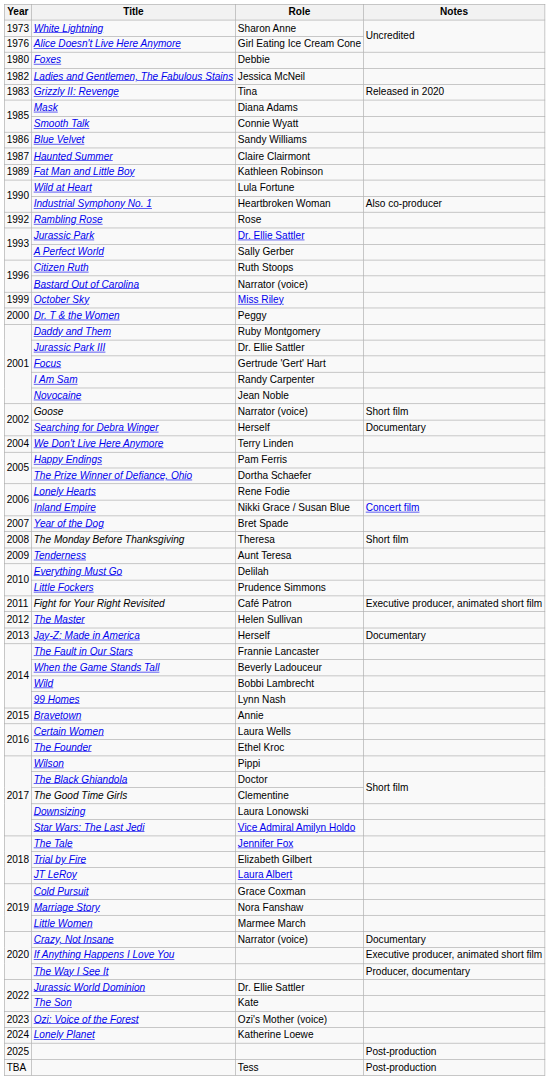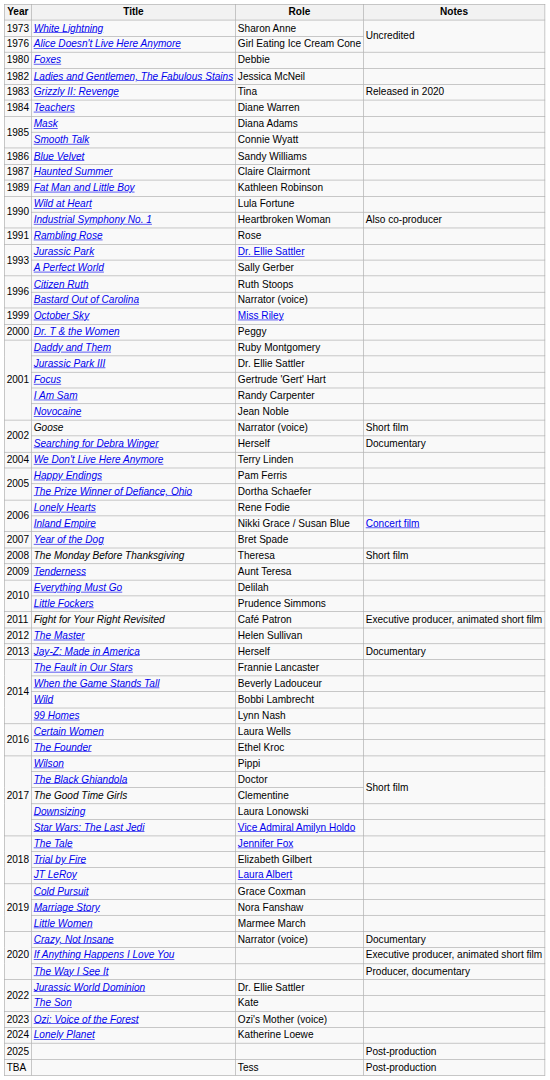+ row: (54, 108)
(18, 220) 1992 -> (18, 236) 1991
- row: (58, 715)
